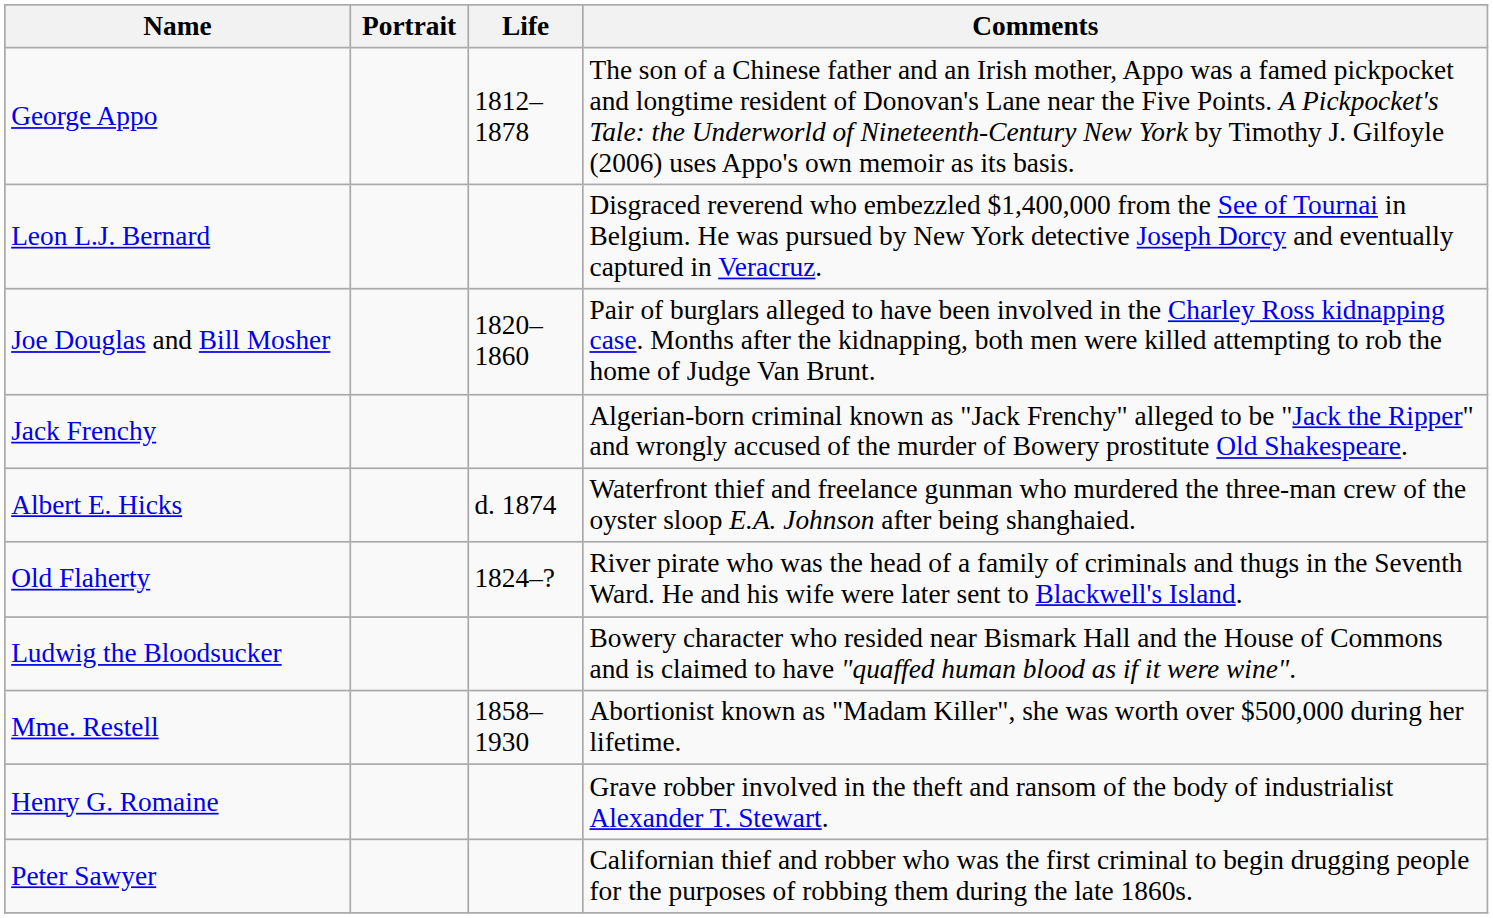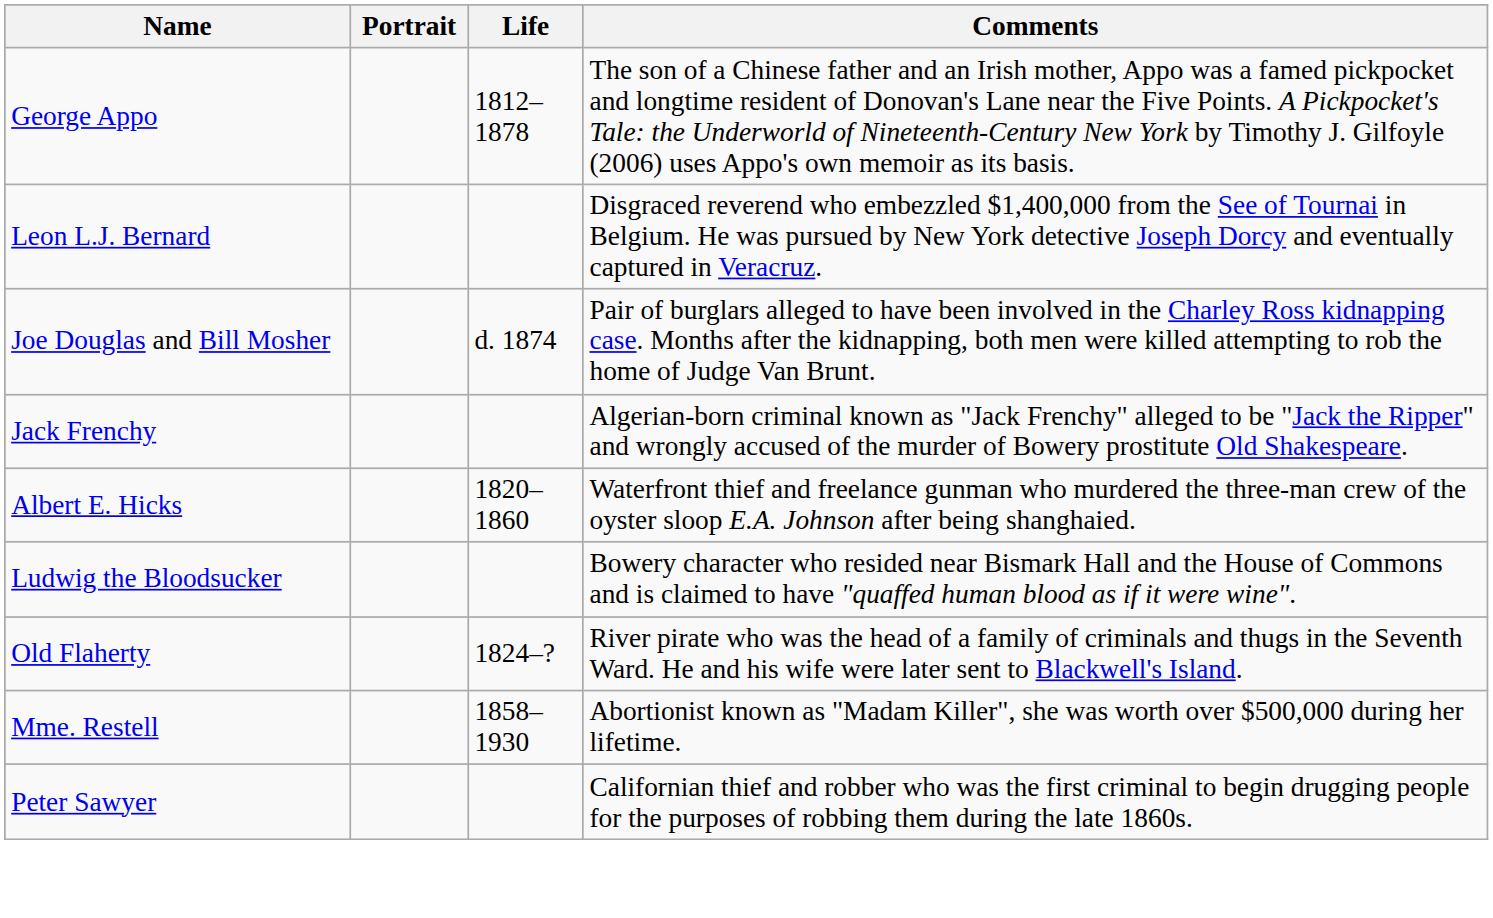(509, 341) 1820–1860 -> (515, 341) d. 1874
(515, 504) d. 1874 -> (509, 504) 1820–1860
rows swapped: (146, 653) <-> (81, 578)
- row: (115, 801)
